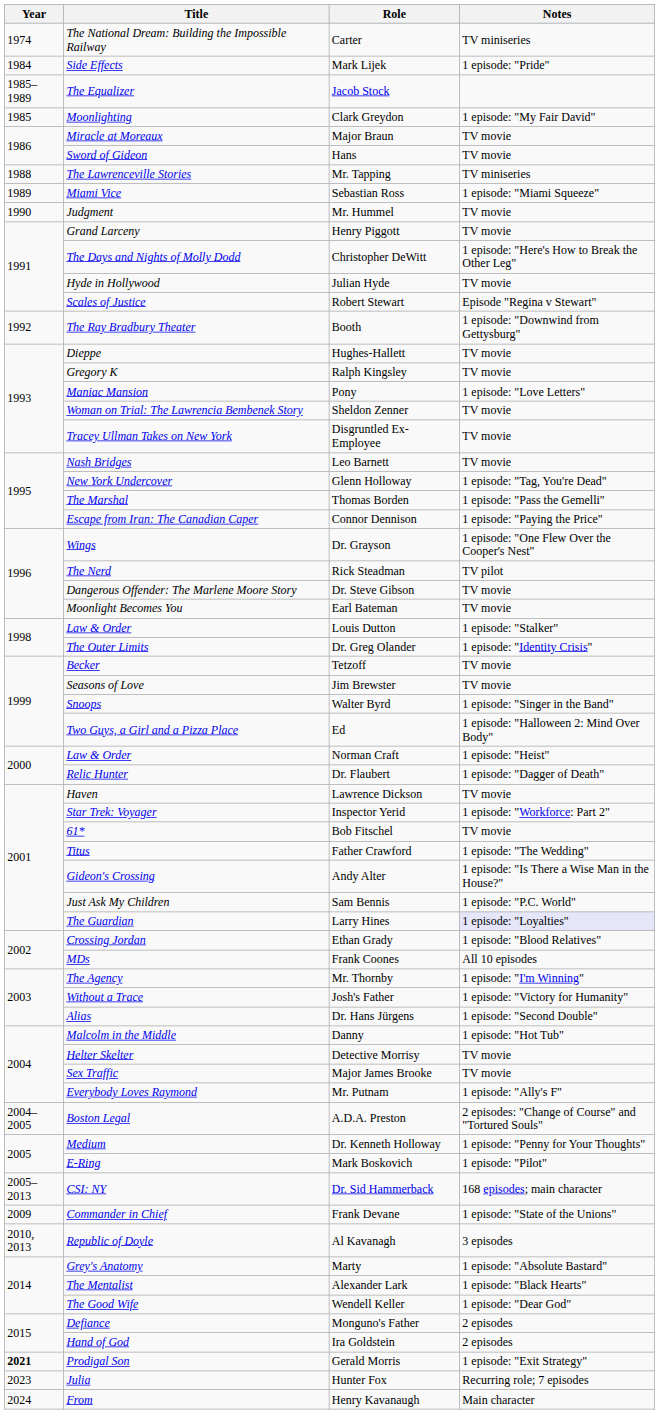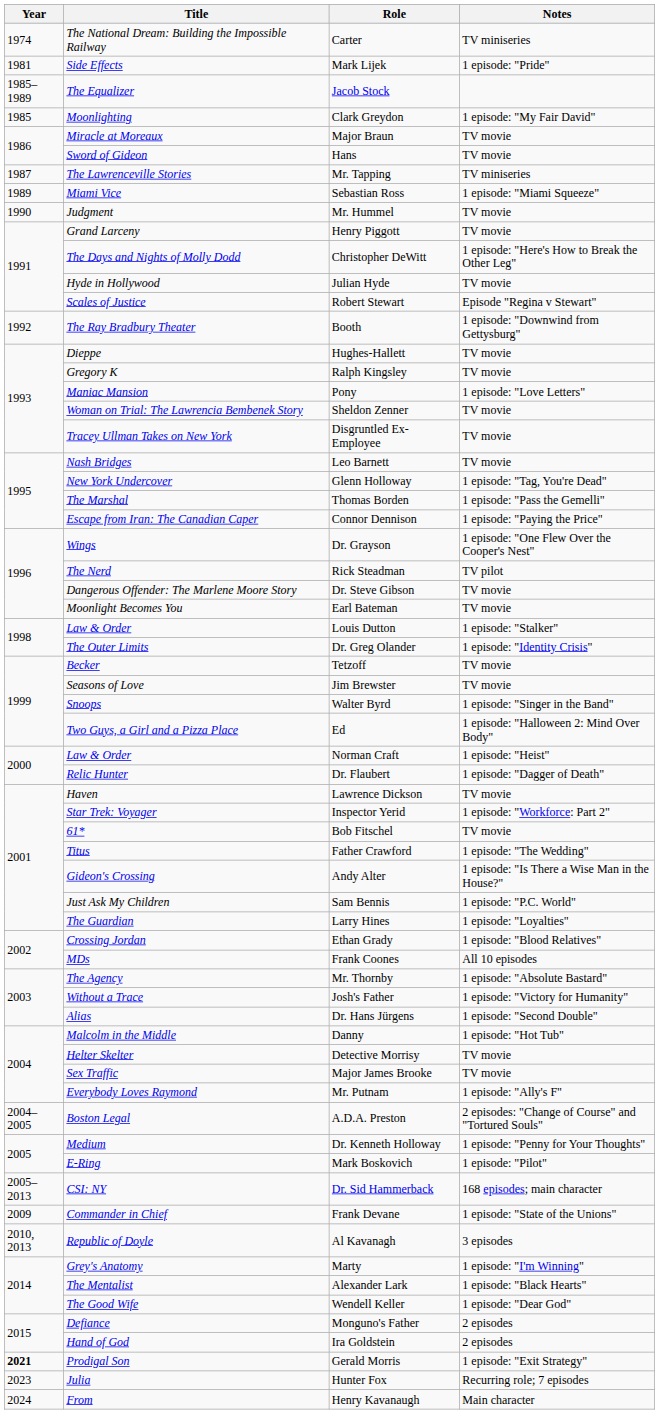(19, 65) 1984 -> (19, 65) 1981
(19, 174) 1988 -> (19, 174) 1987
(516, 921) lavender background -> (516, 921) no background
(523, 978) 1 episode: "I'm Winning" -> (535, 978) 1 episode: "Absolute Bastard"
(535, 1266) 1 episode: "Absolute Bastard" -> (523, 1266) 1 episode: "I'm Winning"
